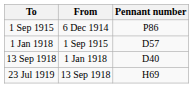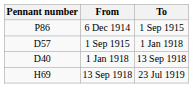columns swapped: (151, 12) <-> (31, 12)
